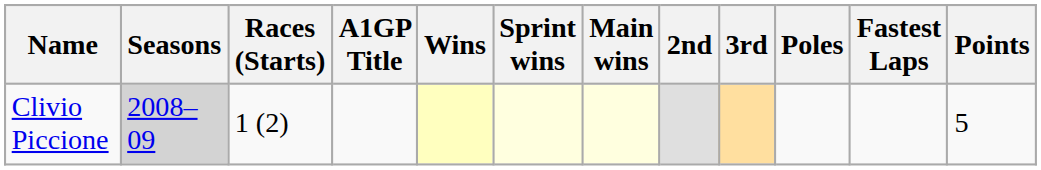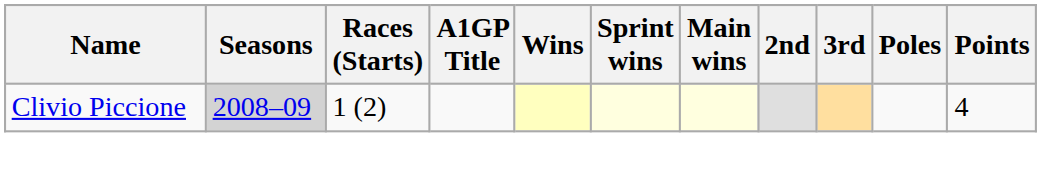- column: (899, 43)
(962, 123) 5 -> (962, 106) 4
